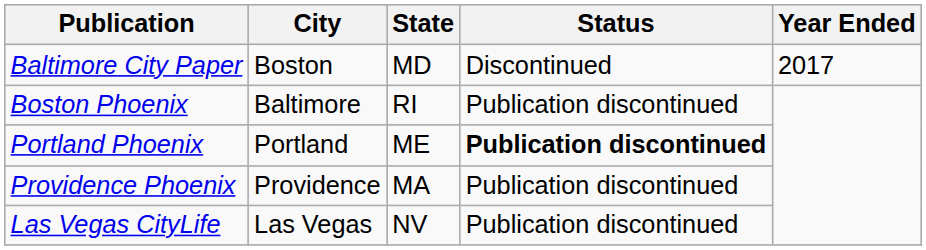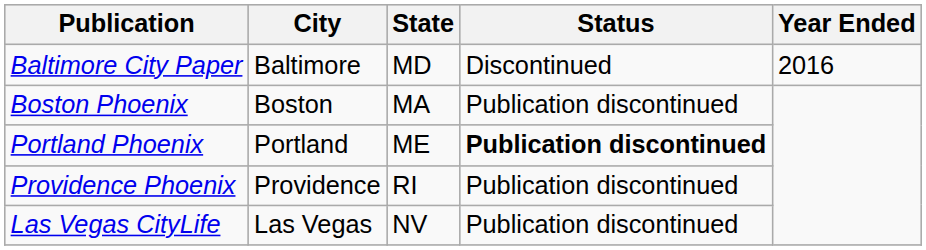(293, 64) Boston -> (307, 64) Baltimore
(806, 64) 2017 -> (806, 64) 2016
(307, 104) Baltimore -> (293, 104) Boston
(405, 104) RI -> (411, 104) MA
(411, 184) MA -> (405, 184) RI
